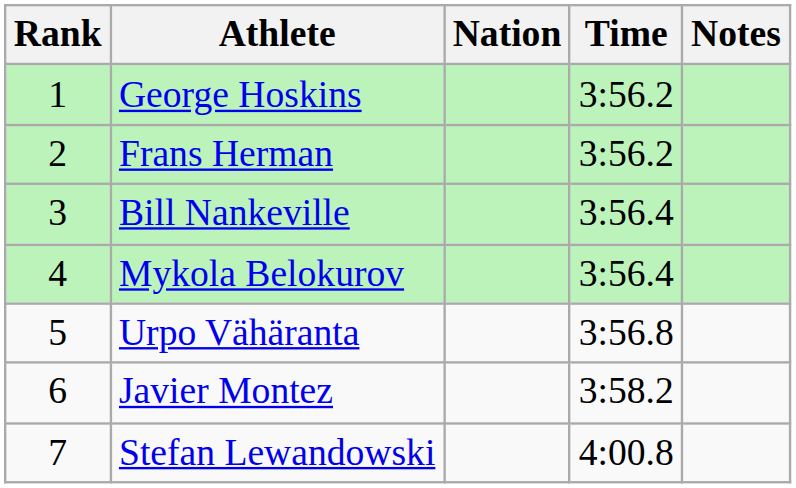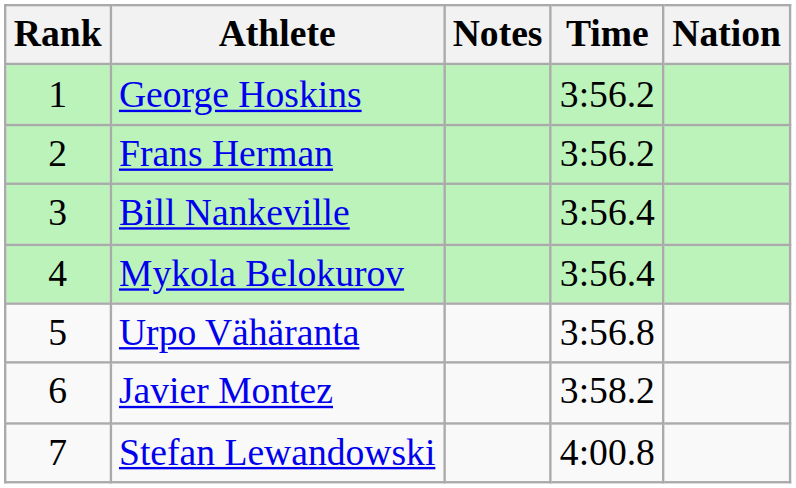columns swapped: (507, 34) <-> (736, 34)
